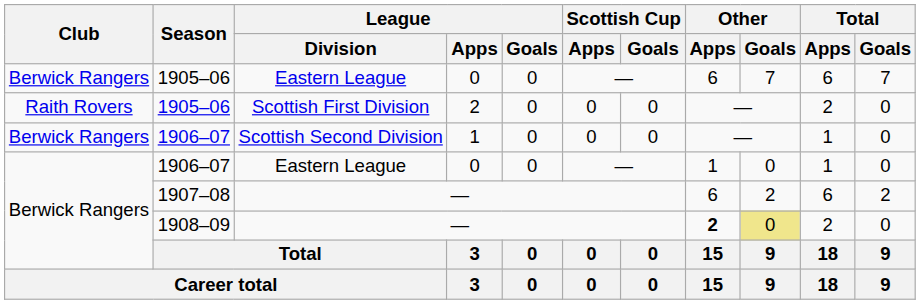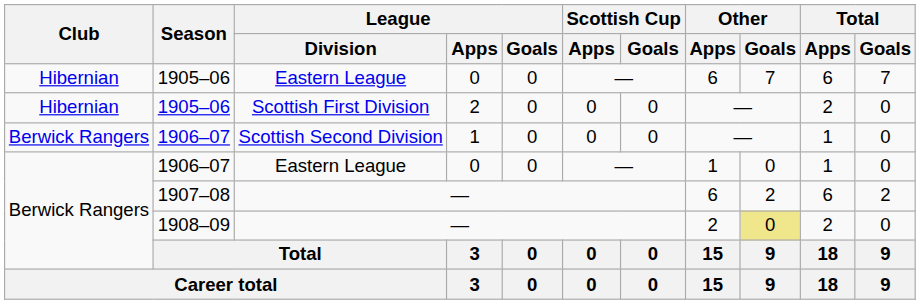(79, 78) Berwick Rangers -> (79, 78) Hibernian
(79, 107) Raith Rovers -> (79, 107) Hibernian
(713, 225) bold -> (713, 225) normal
